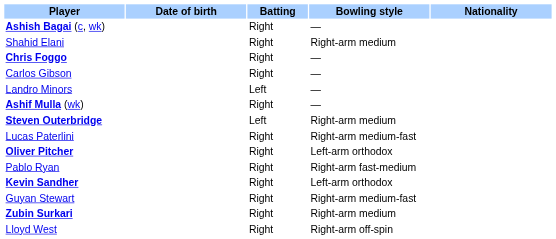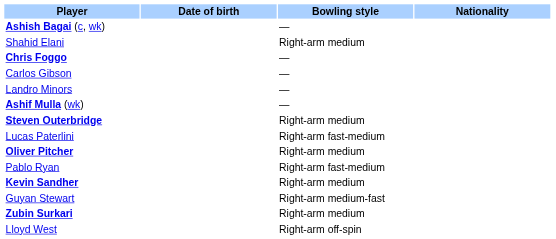- column: (278, 11)
(363, 136) Right-arm medium-fast -> (332, 136) Right-arm fast-medium
(352, 152) Left-arm orthodox -> (322, 152) Right-arm medium
(352, 183) Left-arm orthodox -> (322, 183) Right-arm medium
